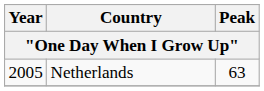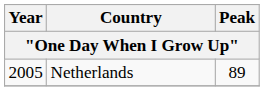(237, 72) 63 -> (237, 72) 89
